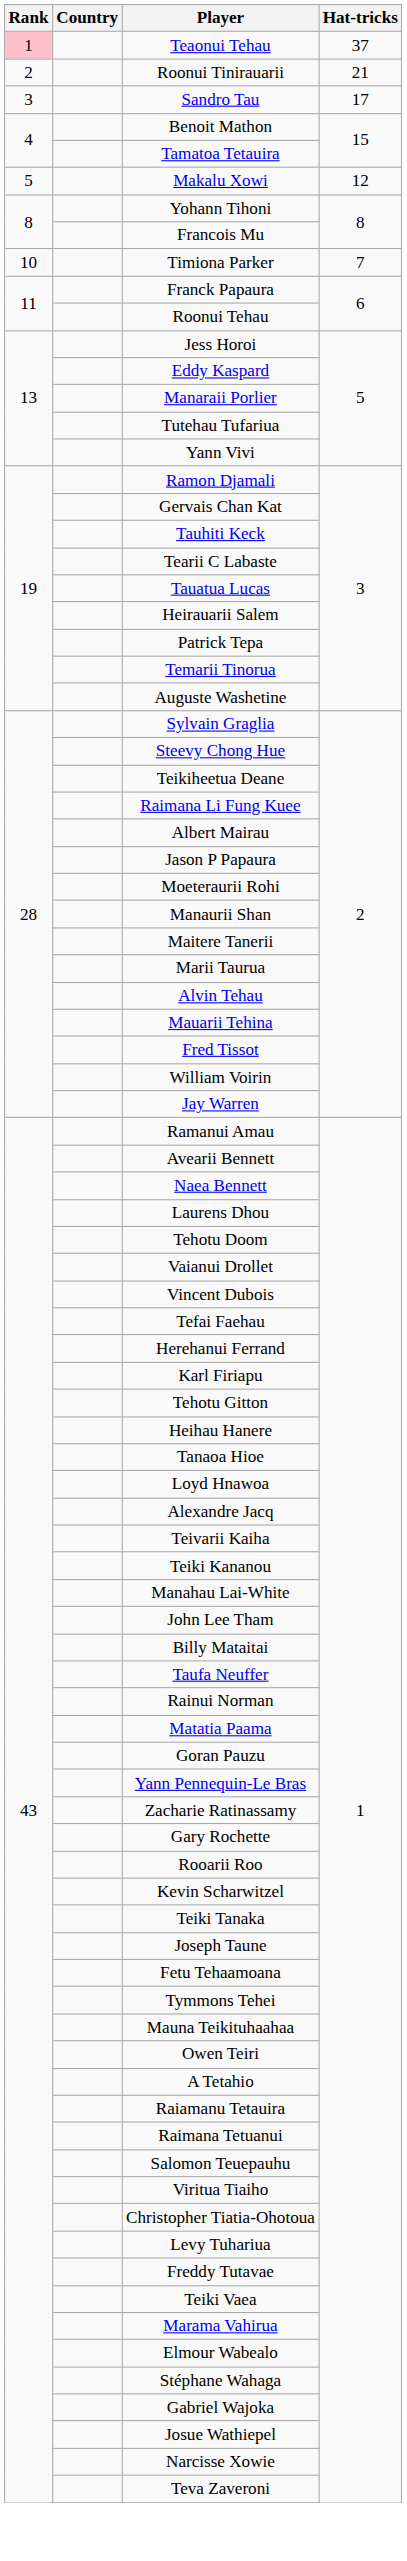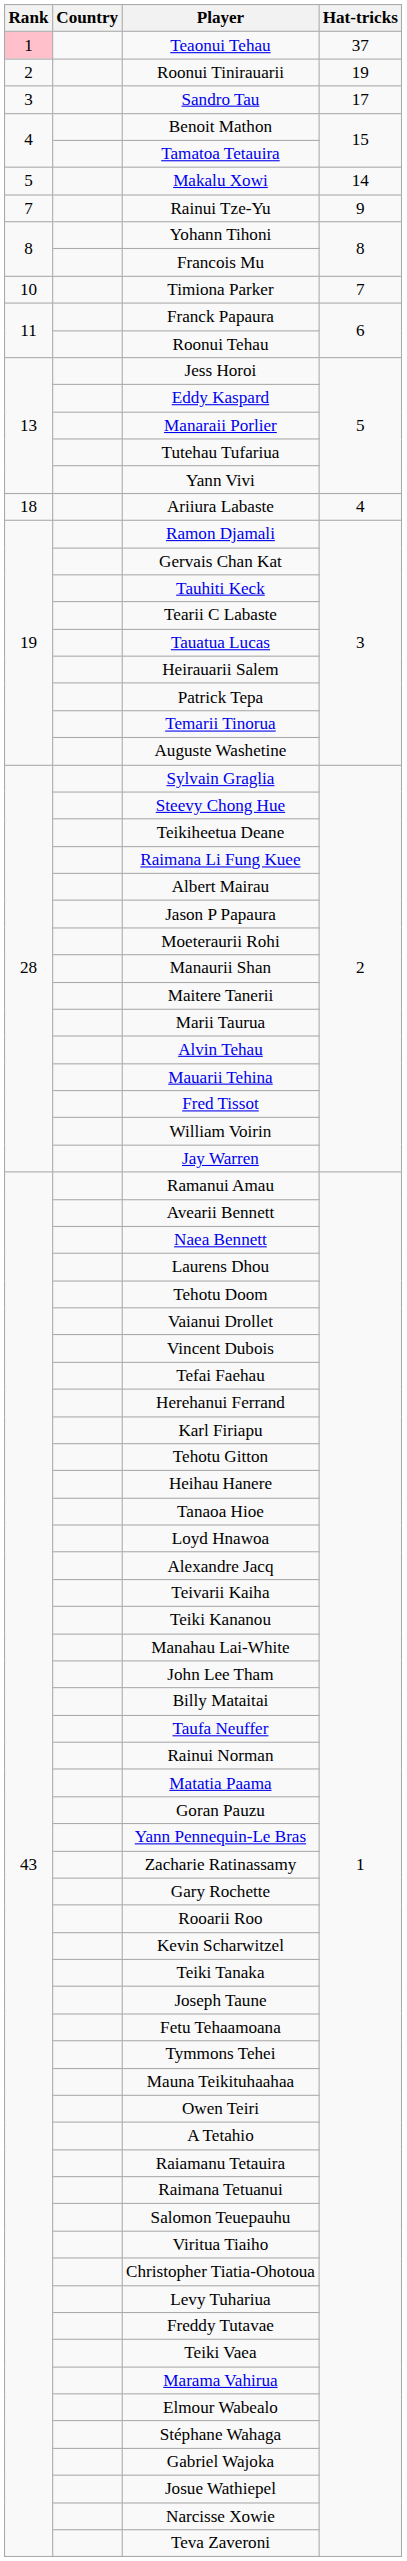(360, 72) 21 -> (360, 72) 19
(360, 180) 12 -> (360, 180) 14
+ row: (220, 208)
+ row: (220, 506)
